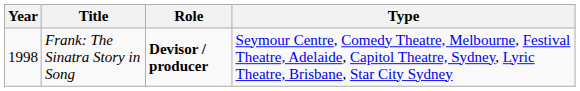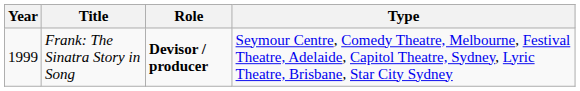(23, 57) 1998 -> (23, 57) 1999
